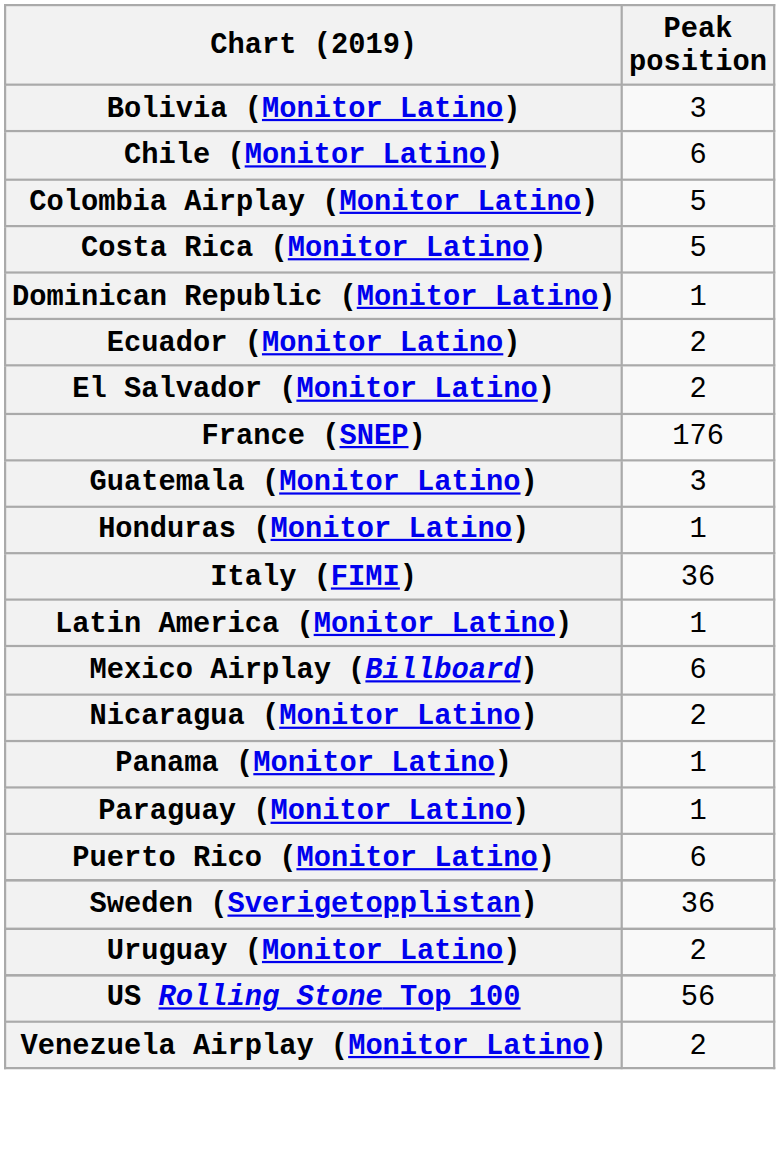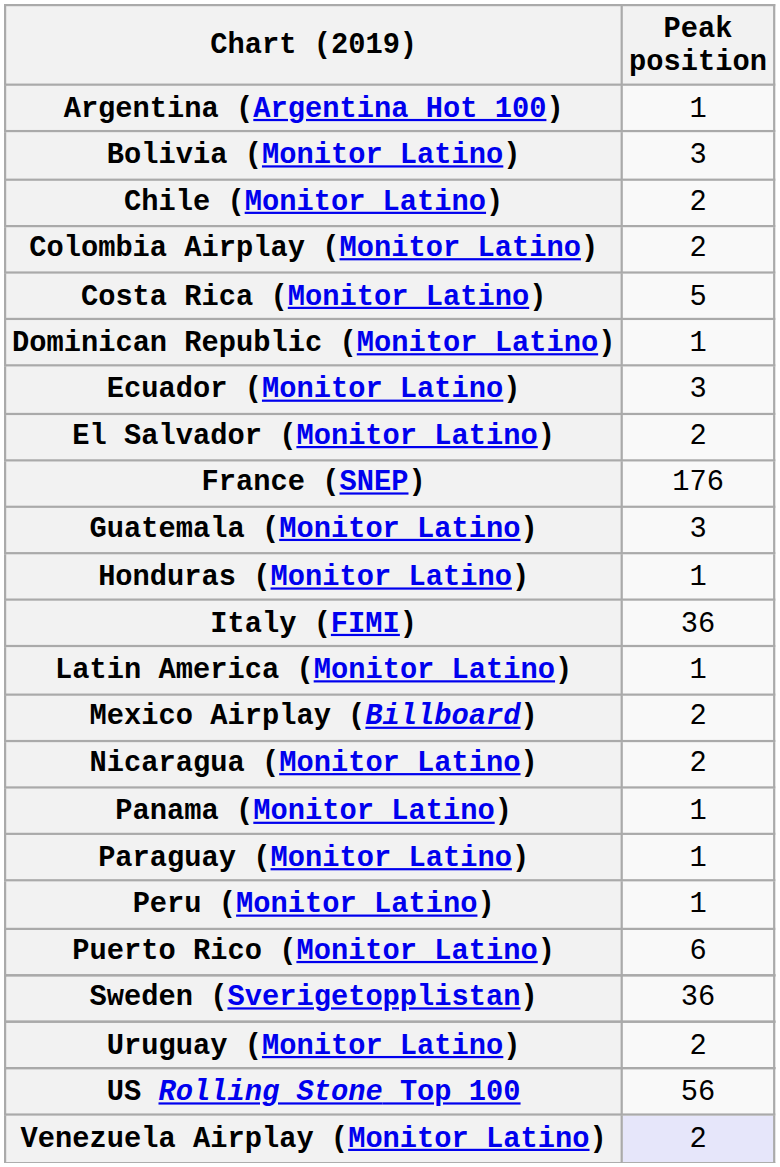+ row: (314, 108)
(698, 155) 6 -> (698, 202) 2
(698, 202) 5 -> (698, 249) 2
(698, 343) 2 -> (698, 389) 3
(698, 670) 6 -> (698, 717) 2
+ row: (314, 905)
(698, 1045) no background -> (698, 1139) lavender background
